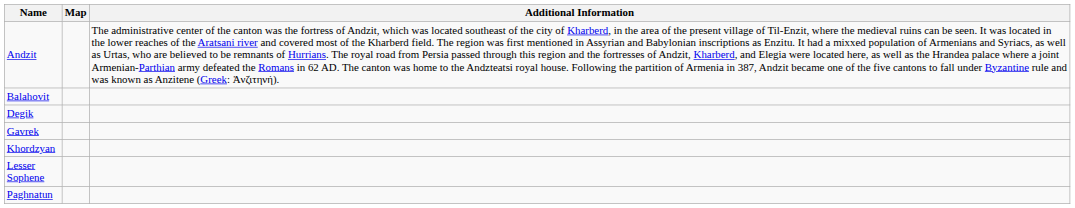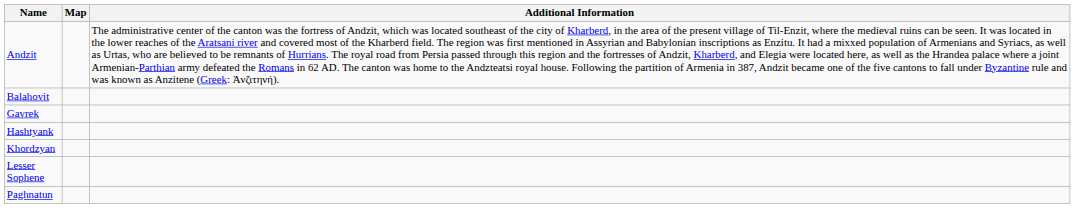- row: (20, 113)
+ row: (30, 131)
